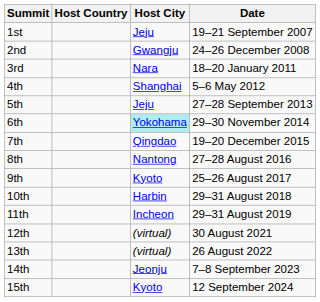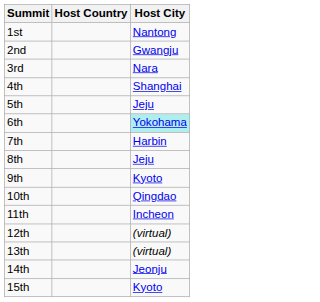- column: (252, 13)
(143, 31) Jeju -> (155, 31) Nantong
(155, 141) Qingdao -> (150, 141) Harbin
(155, 159) Nantong -> (143, 159) Jeju
(150, 196) Harbin -> (155, 196) Qingdao
